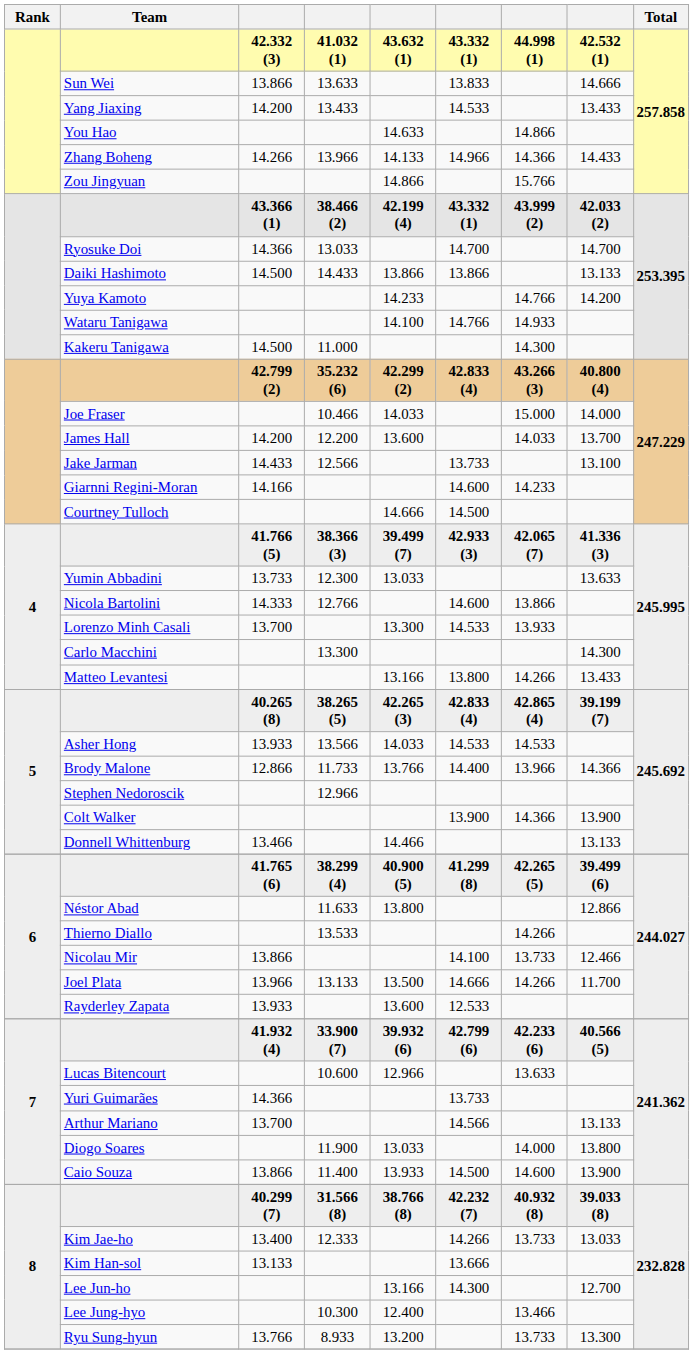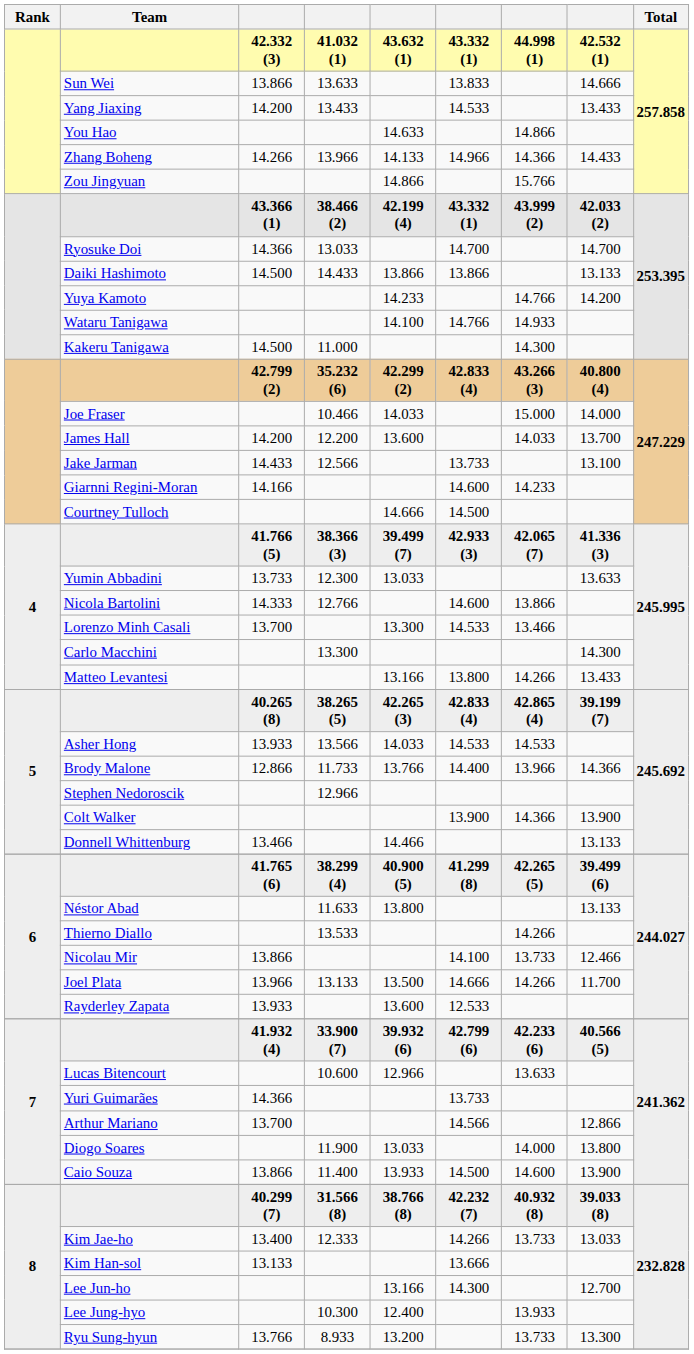(535, 627) 13.933 -> (535, 627) 13.466
(600, 908) 12.866 -> (600, 908) 13.133
(600, 1122) 13.133 -> (600, 1122) 12.866
(535, 1312) 13.466 -> (535, 1312) 13.933
